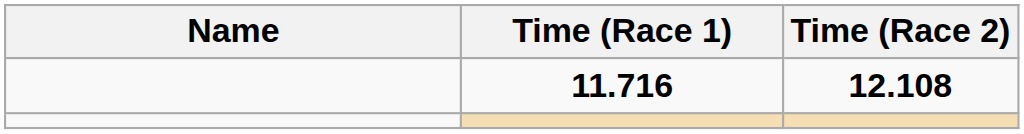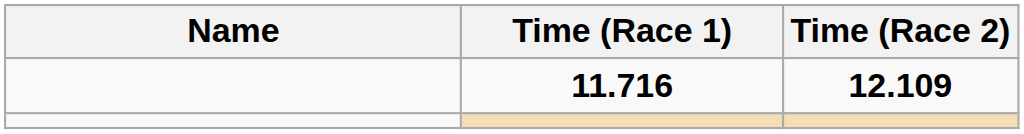(900, 85) 12.108 -> (900, 85) 12.109
